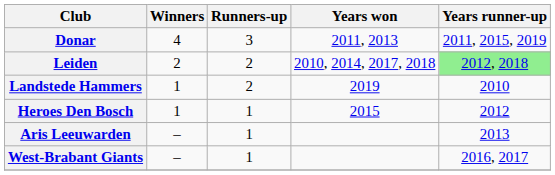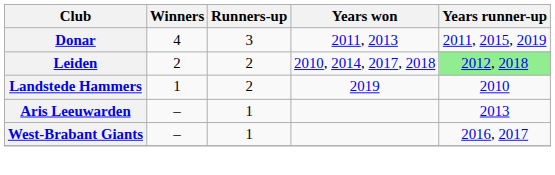- row: (75, 110)
